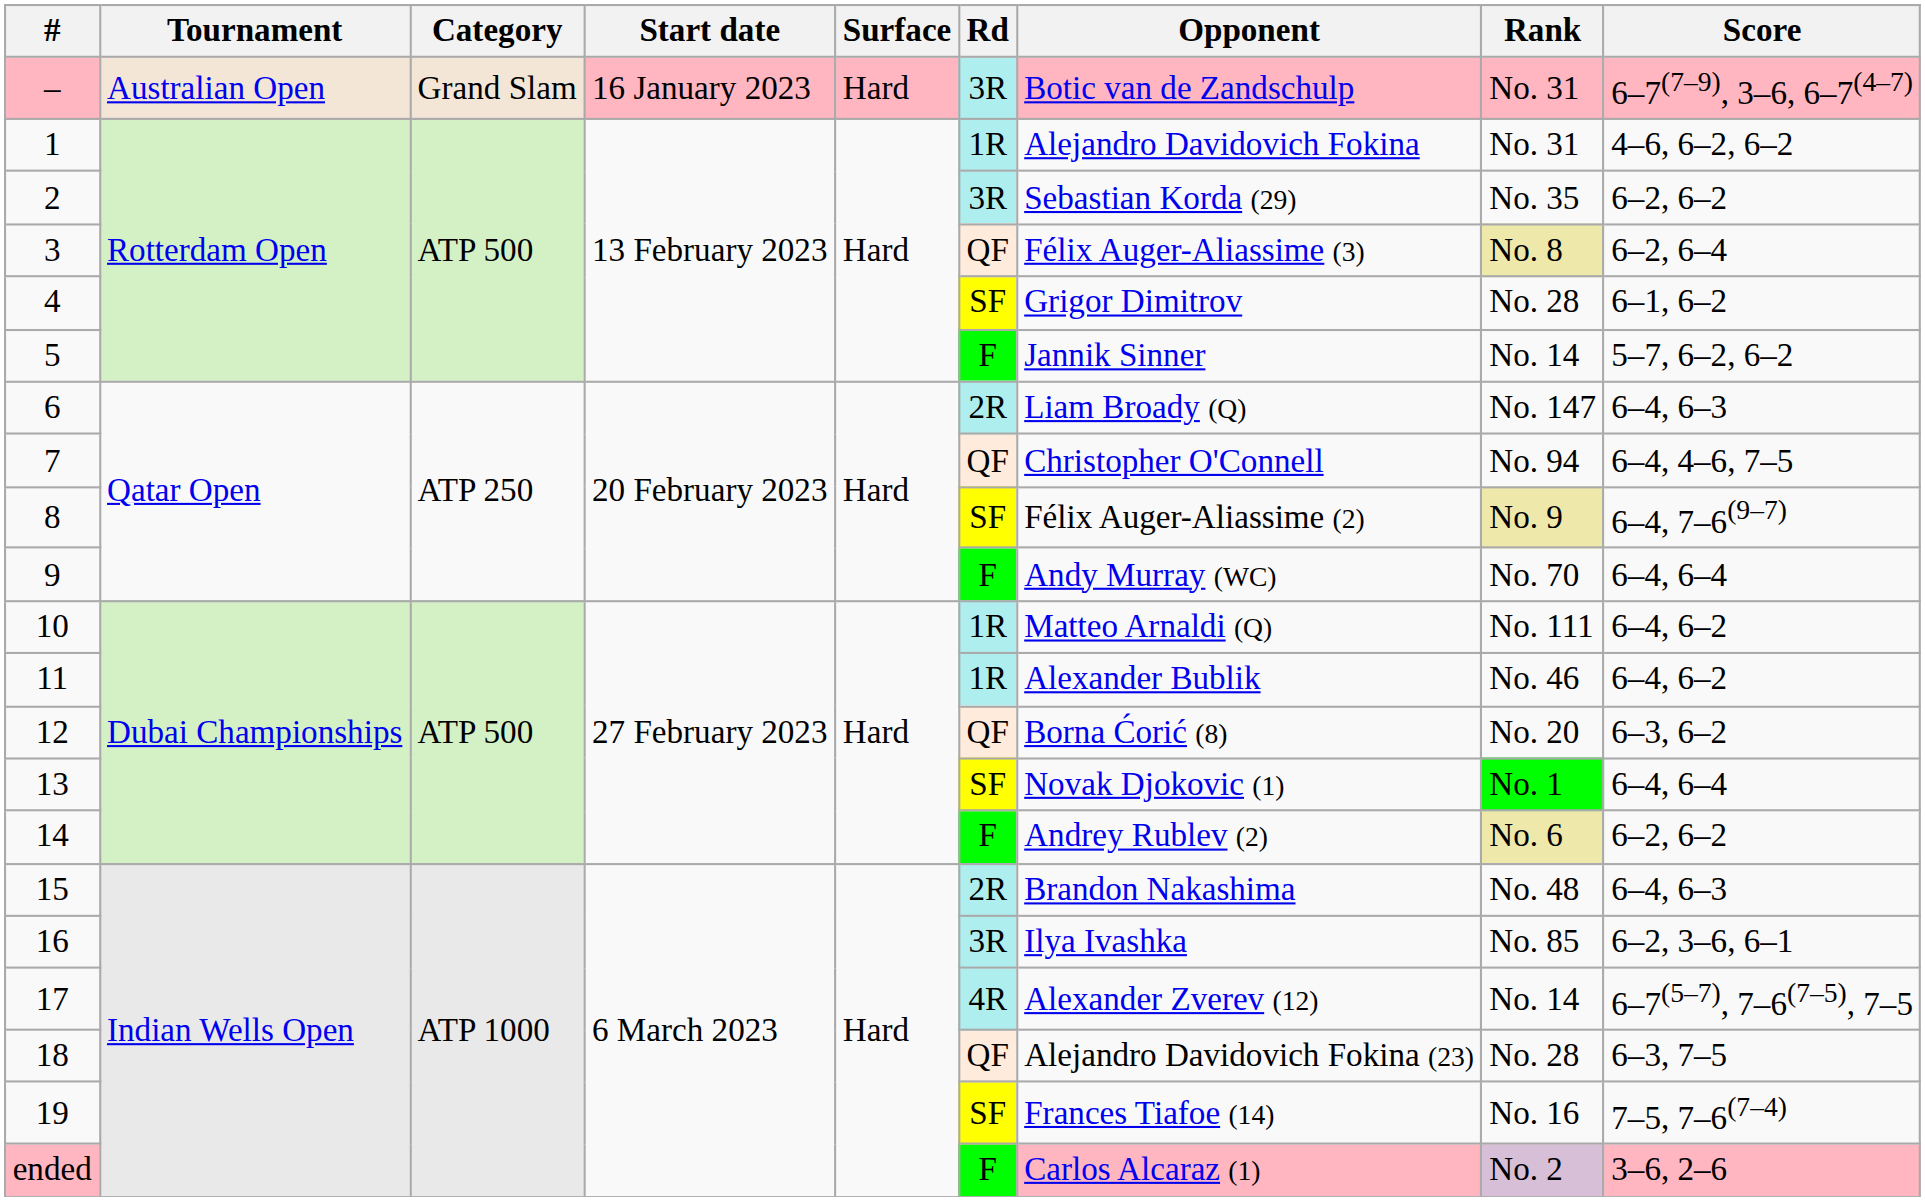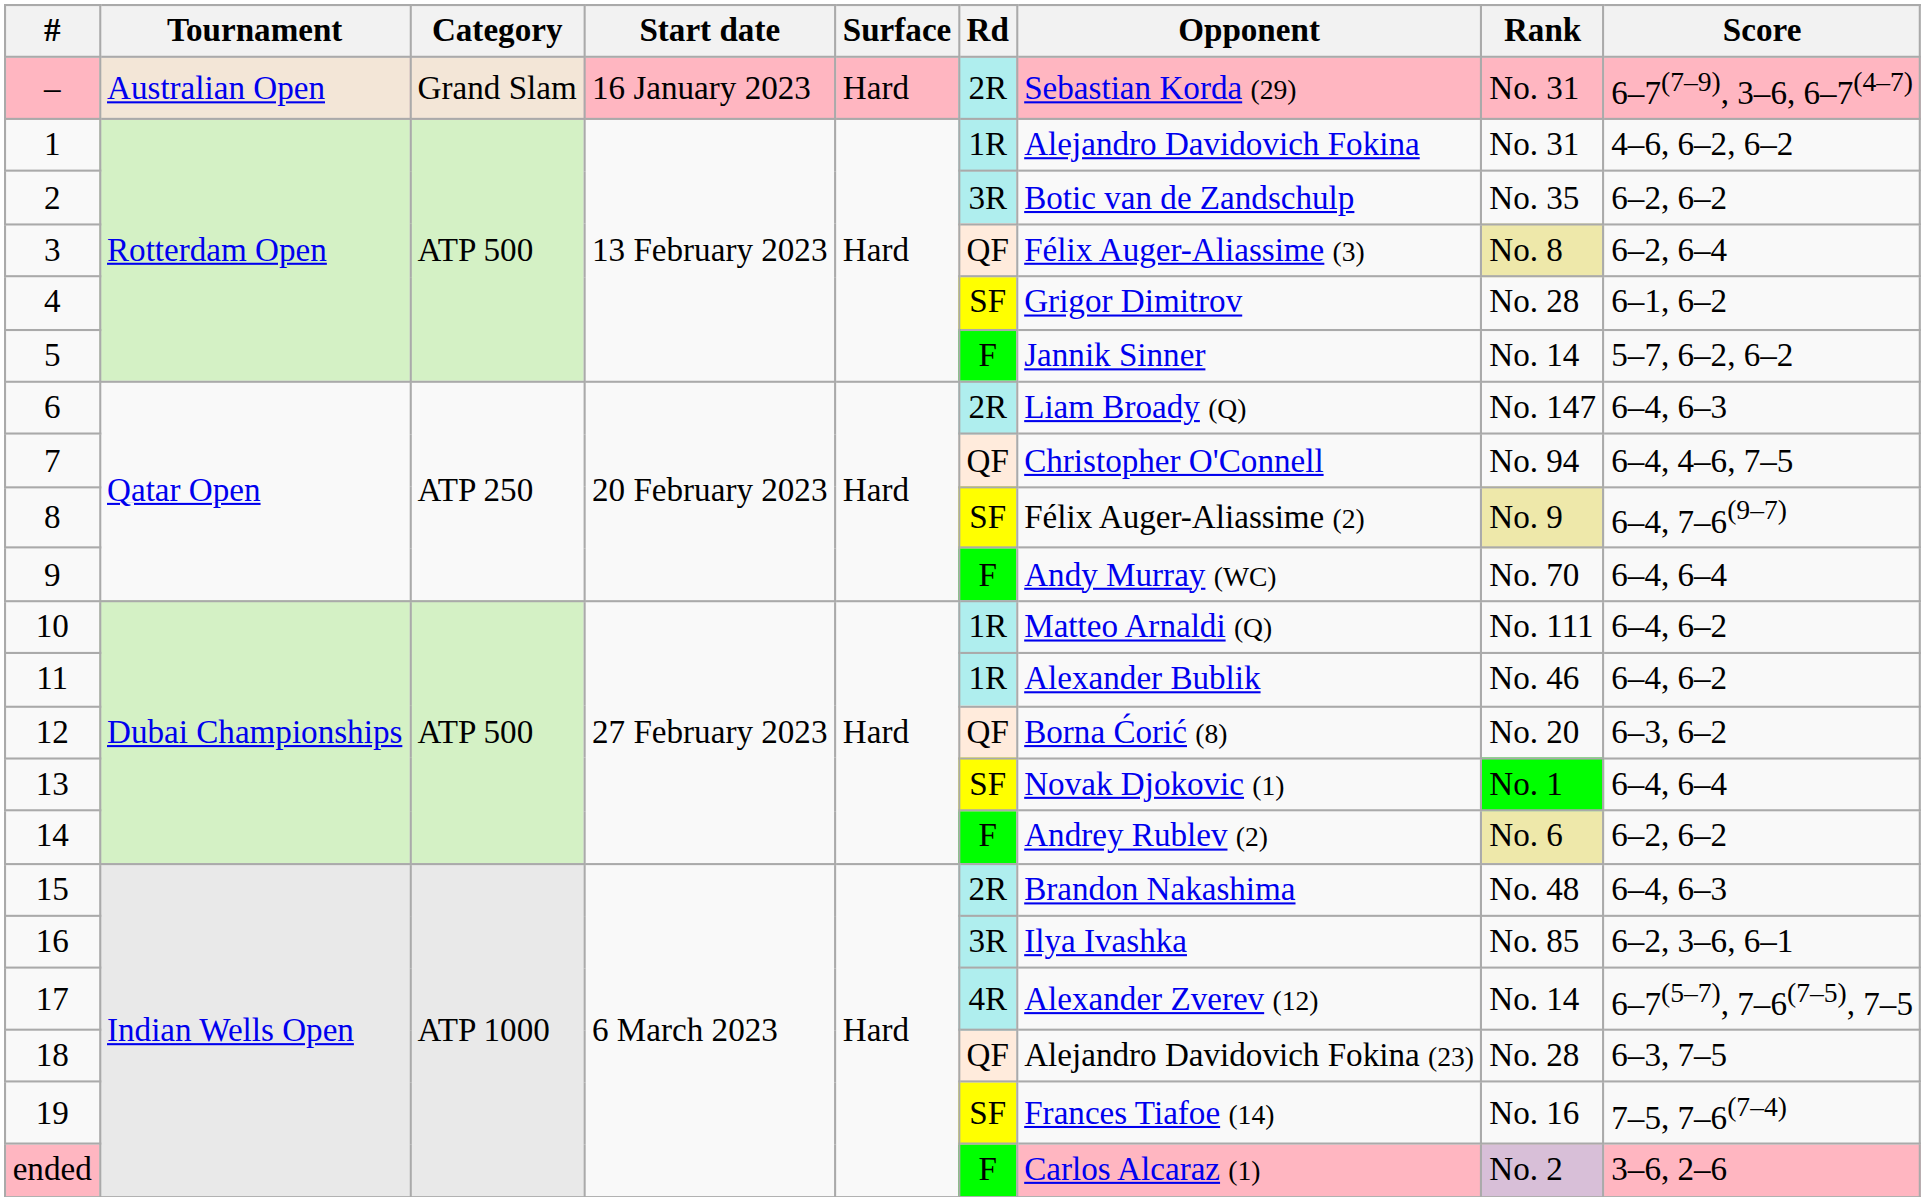(988, 87) 3R -> (988, 87) 2R
(1189, 87) Botic van de Zandschulp -> (1160, 87) Sebastian Korda (29)
(1160, 197) Sebastian Korda (29) -> (1189, 197) Botic van de Zandschulp
